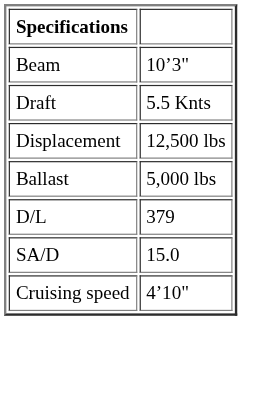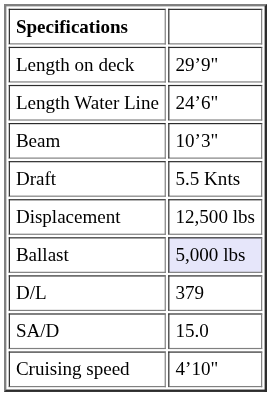+ row: (75, 64)
+ row: (87, 102)
(181, 178) no background -> (210, 254) lavender background
